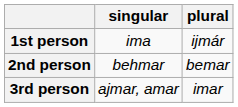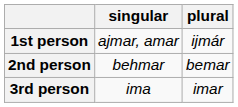(138, 41) ima -> (138, 41) ajmar, amar
(138, 89) ajmar, amar -> (138, 89) ima
